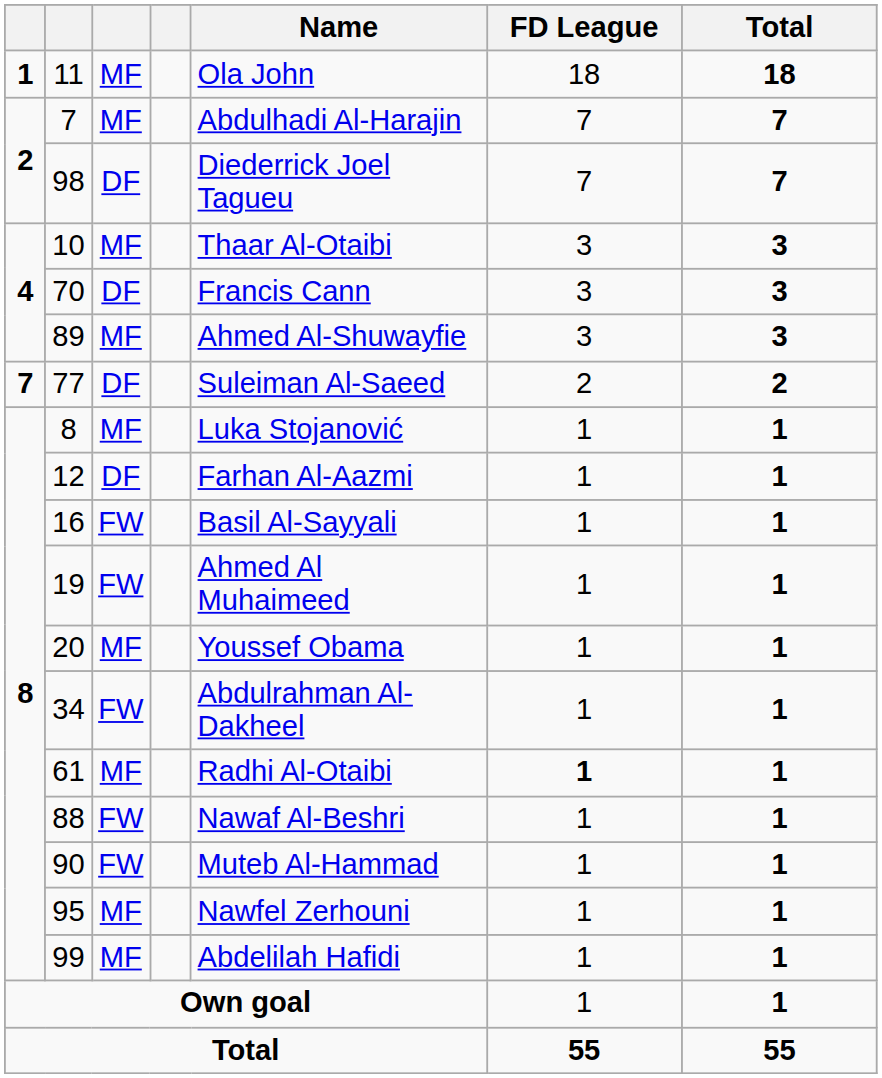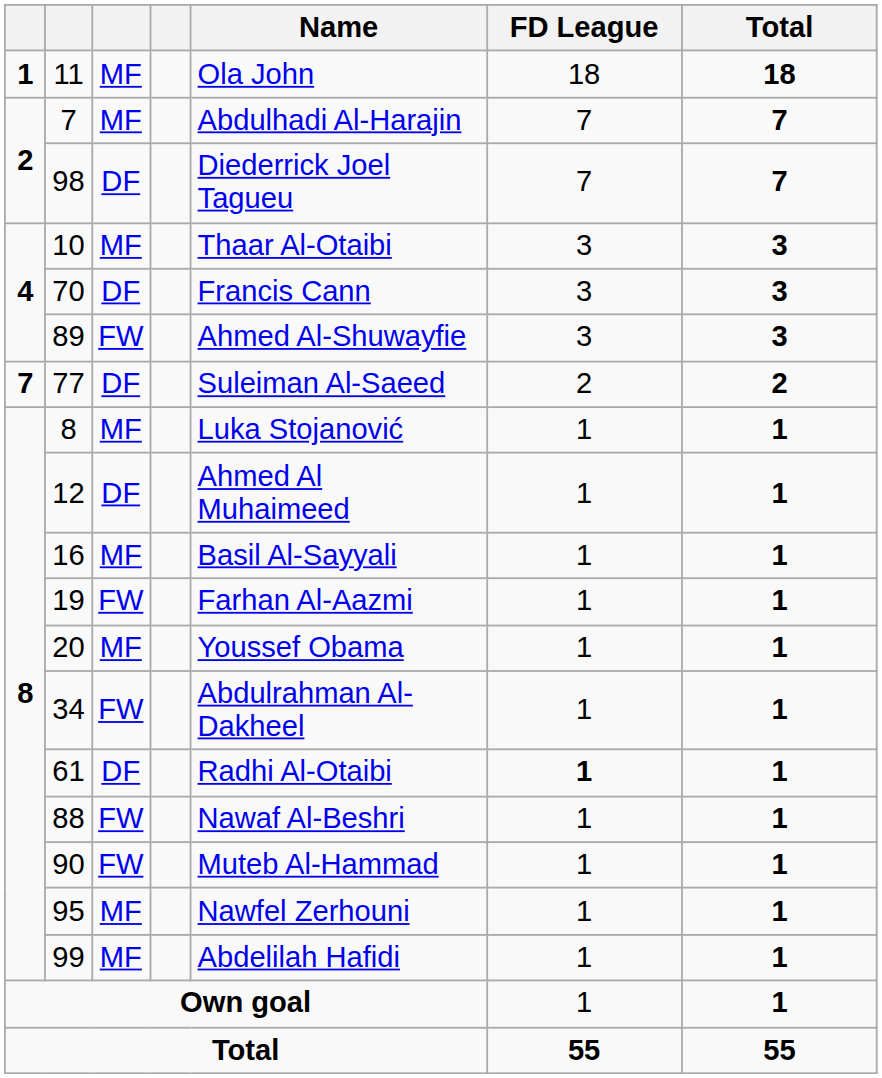(121, 337) MF -> (121, 337) FW
(305, 475) Farhan Al-Aazmi -> (274, 492) Ahmed Al Muhaimeed
(121, 522) FW -> (121, 554) MF
(274, 584) Ahmed Al Muhaimeed -> (305, 601) Farhan Al-Aazmi
(121, 772) MF -> (121, 772) DF
